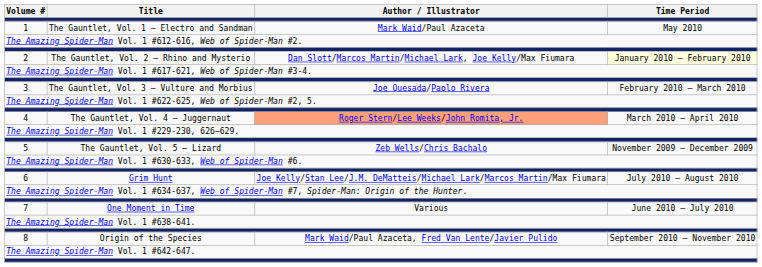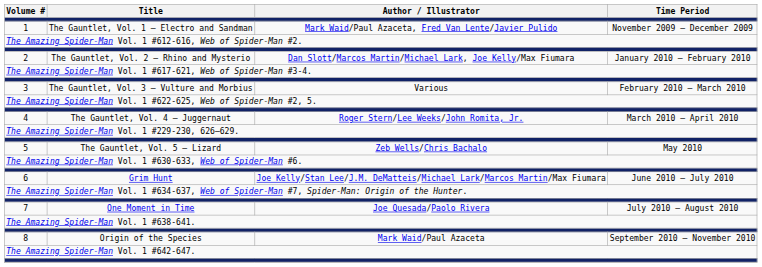(431, 28) Mark Waid/Paul Azaceta -> (431, 28) Mark Waid/Paul Azaceta, Fred Van Lente/Javier Pulido
(683, 28) May 2010 -> (683, 28) November 2009 – December 2009
(683, 58) lightyellow background -> (683, 58) no background
(431, 88) Joe Quesada/Paolo Rivera -> (431, 88) Various
(431, 118) lightsalmon background -> (431, 118) no background
(683, 148) November 2009 – December 2009 -> (683, 148) May 2010
(683, 178) July 2010 – August 2010 -> (683, 178) June 2010 – July 2010
(431, 209) Various -> (431, 209) Joe Quesada/Paolo Rivera
(683, 209) June 2010 – July 2010 -> (683, 209) July 2010 – August 2010
(431, 239) Mark Waid/Paul Azaceta, Fred Van Lente/Javier Pulido -> (431, 239) Mark Waid/Paul Azaceta
